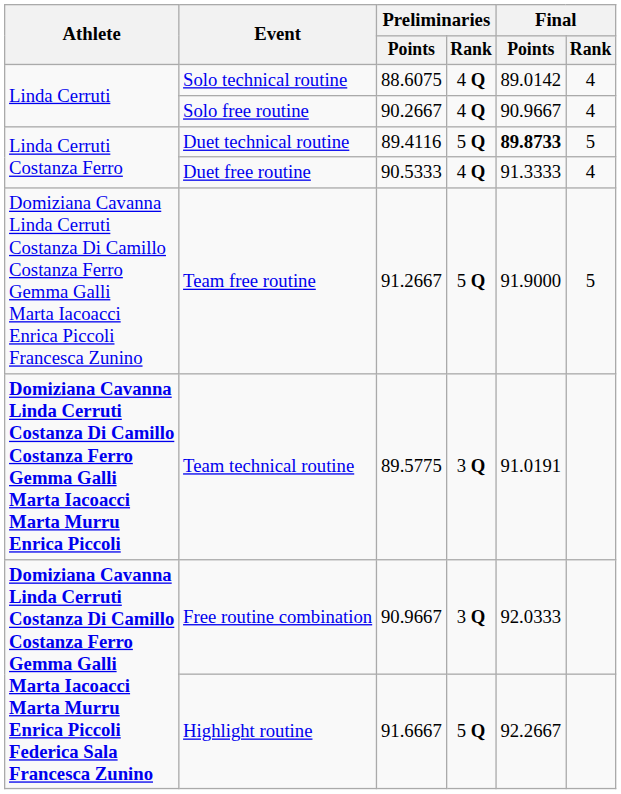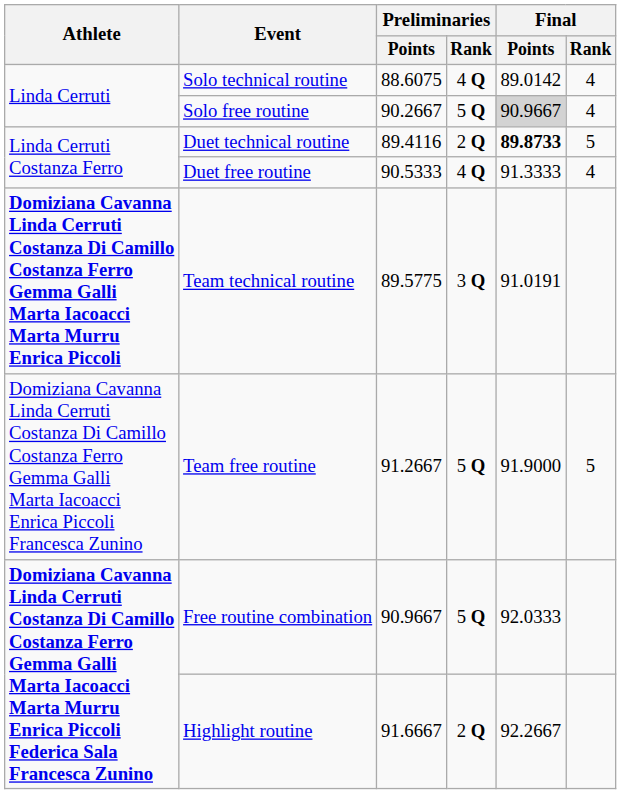(471, 111) 4 Q -> (471, 111) 5 Q
(531, 111) no background -> (531, 111) lightgrey background
(471, 142) 5 Q -> (471, 142) 2 Q
rows swapped: (269, 466) <-> (249, 281)
(471, 617) 3 Q -> (471, 617) 5 Q
(471, 731) 5 Q -> (471, 731) 2 Q
